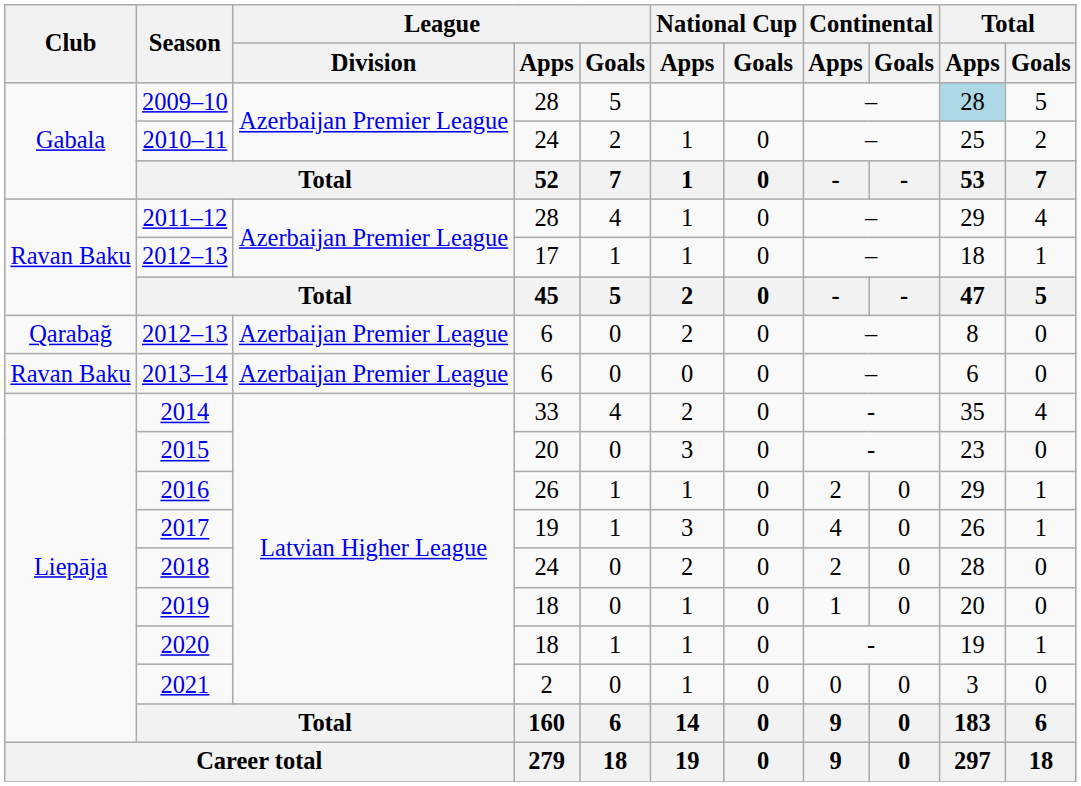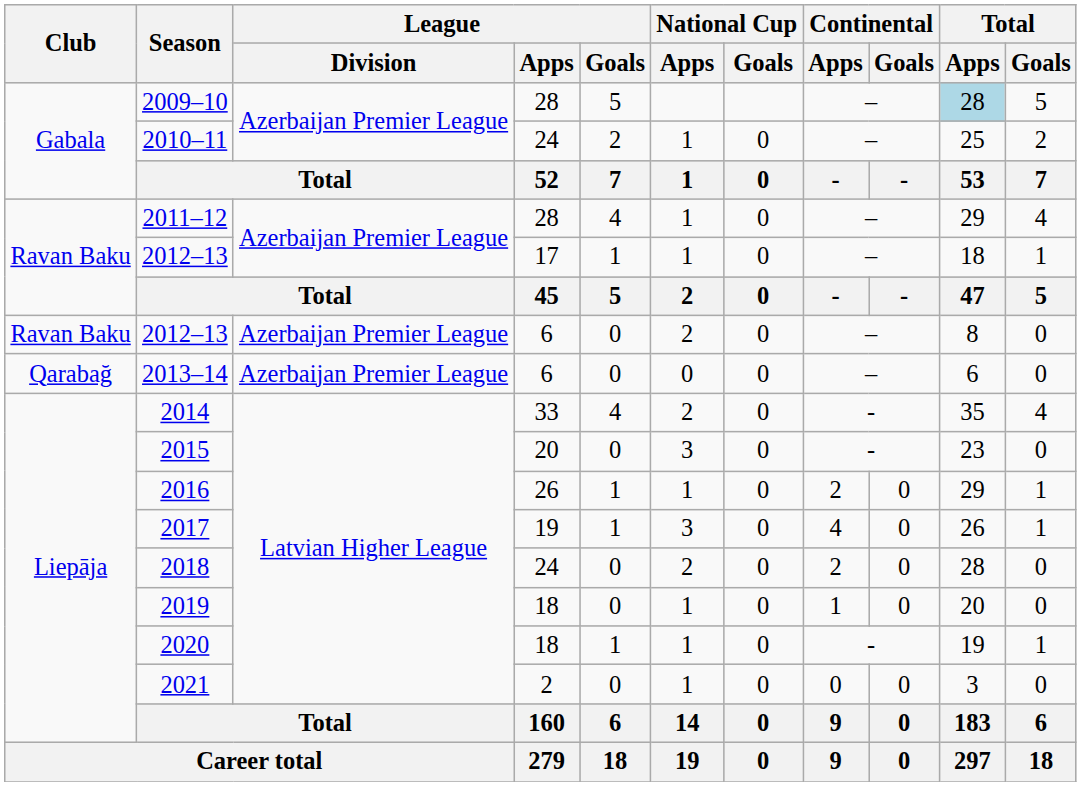(71, 334) Qarabağ -> (71, 334) Ravan Baku
(71, 373) Ravan Baku -> (71, 373) Qarabağ
